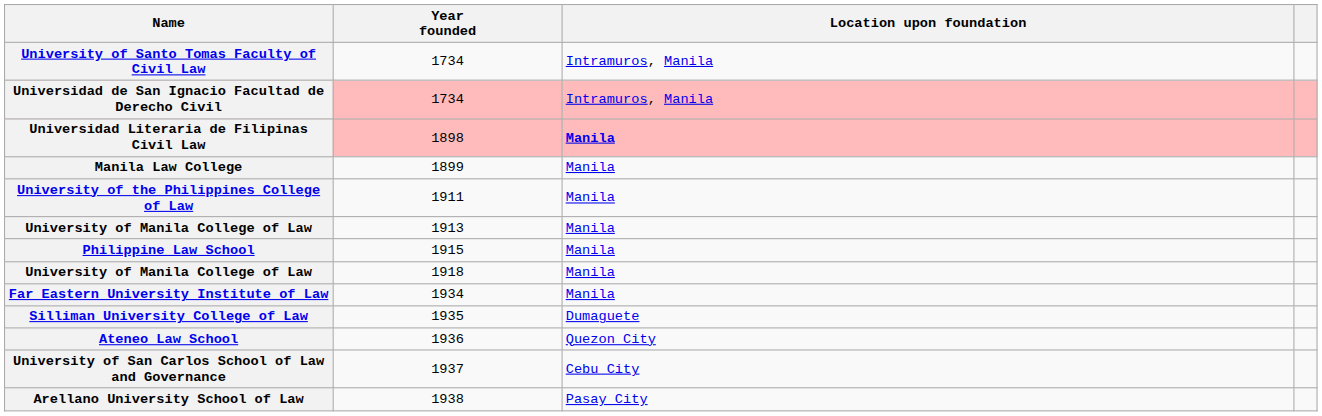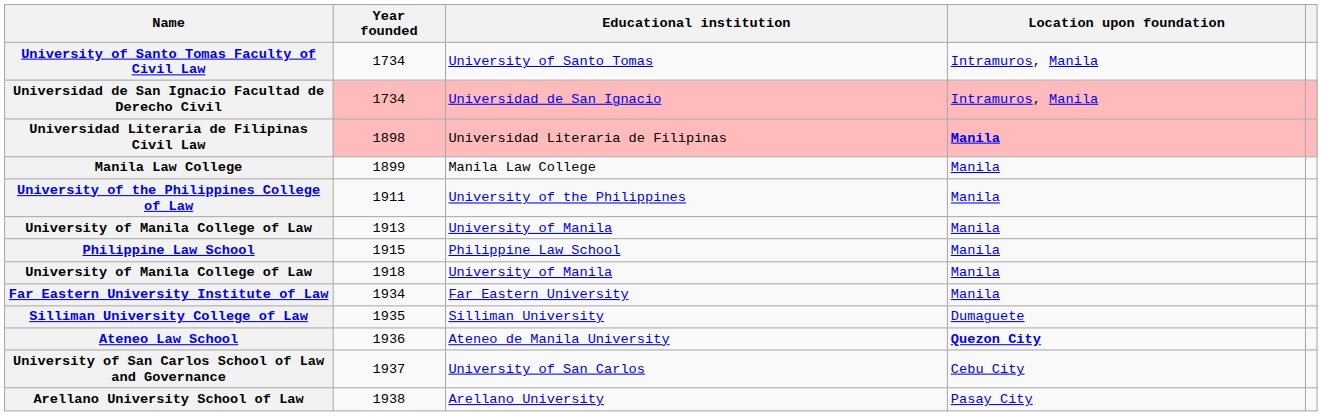+ column: (696, 24)
(611, 339) normal -> (996, 339) bold
